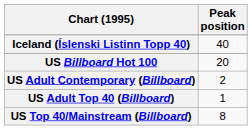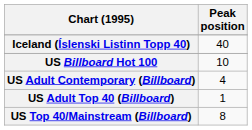(223, 62) 20 -> (223, 62) 10
(223, 80) 2 -> (223, 80) 4
